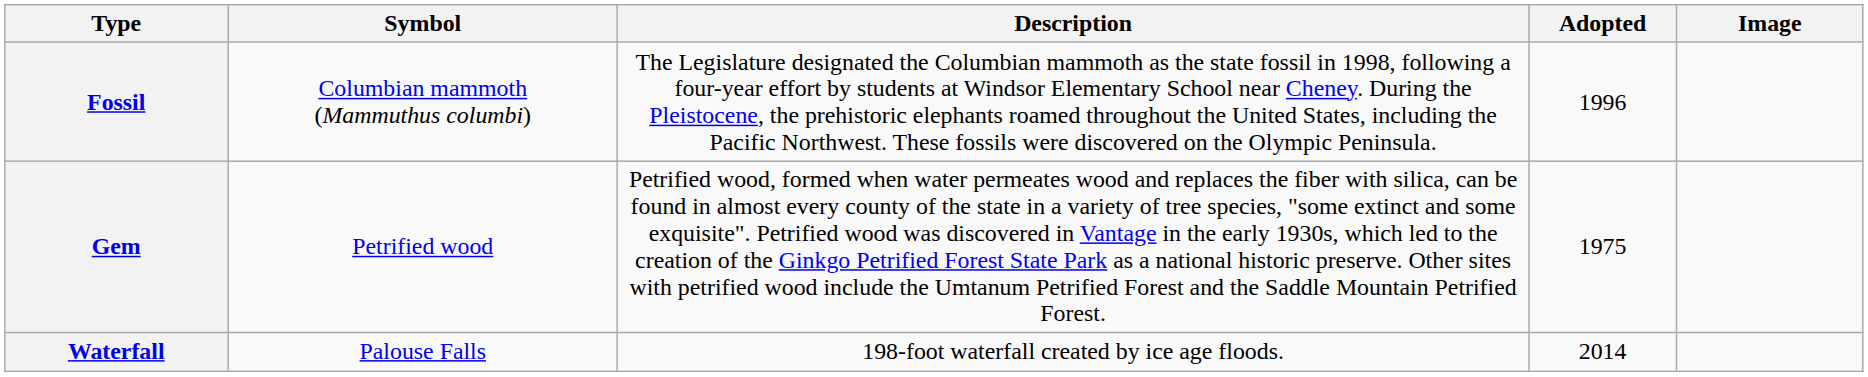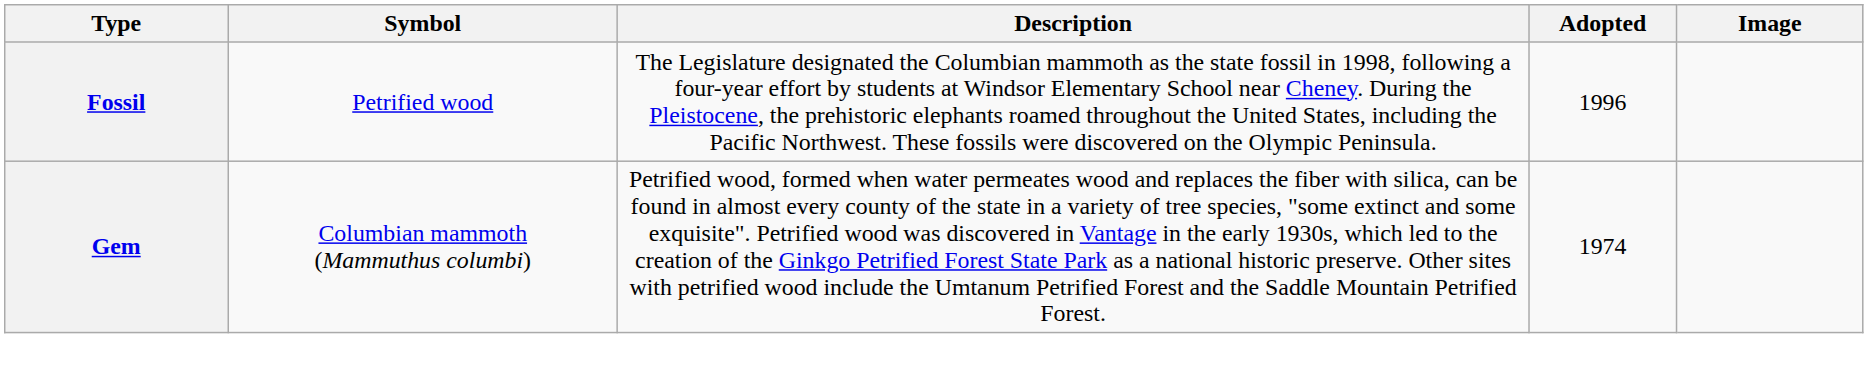(423, 101) Columbian mammoth (Mammuthus columbi) -> (423, 101) Petrified wood
(423, 246) Petrified wood -> (423, 246) Columbian mammoth (Mammuthus columbi)
(1603, 246) 1975 -> (1603, 246) 1974
- row: (116, 351)
